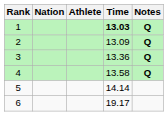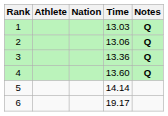columns swapped: (85, 12) <-> (49, 12)
(118, 27) bold -> (118, 27) normal
(118, 42) 13.09 -> (118, 42) 13.06
(118, 73) 13.58 -> (118, 73) 13.60
